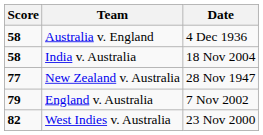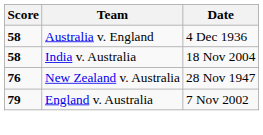(14, 78) 77 -> (14, 78) 76
- row: (108, 120)
